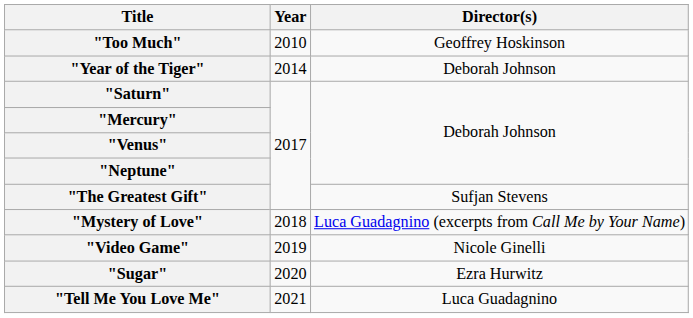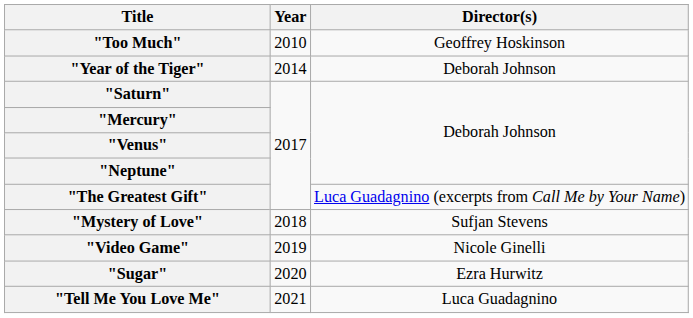(500, 196) Sufjan Stevens -> (500, 196) Luca Guadagnino (excerpts from Call Me by Your Name)
(500, 222) Luca Guadagnino (excerpts from Call Me by Your Name) -> (500, 222) Sufjan Stevens
